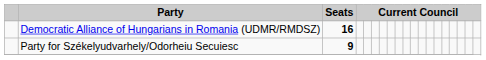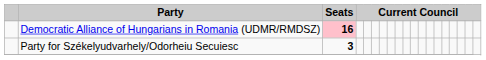(347, 29) no background -> (347, 29) pink background
(350, 46) 9 -> (350, 46) 3
